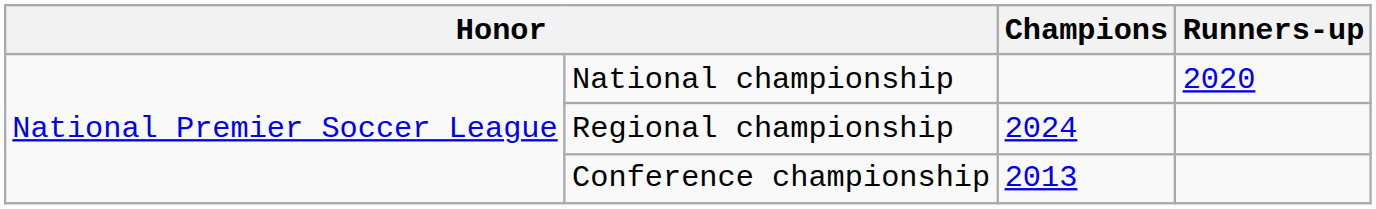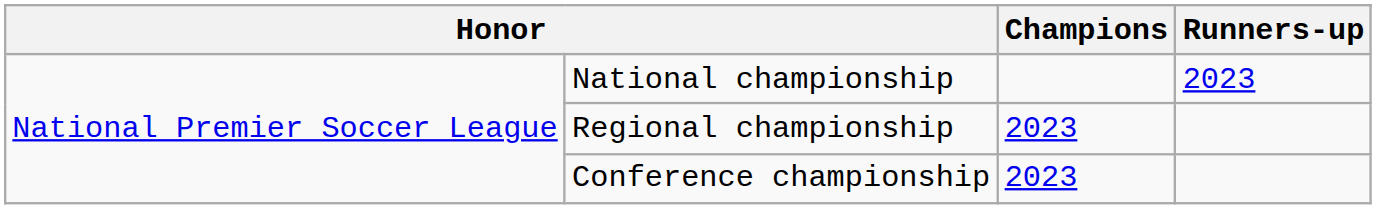(1219, 79) 2020 -> (1219, 79) 2023
(1041, 129) 2024 -> (1041, 129) 2023
(1041, 178) 2013 -> (1041, 178) 2023
